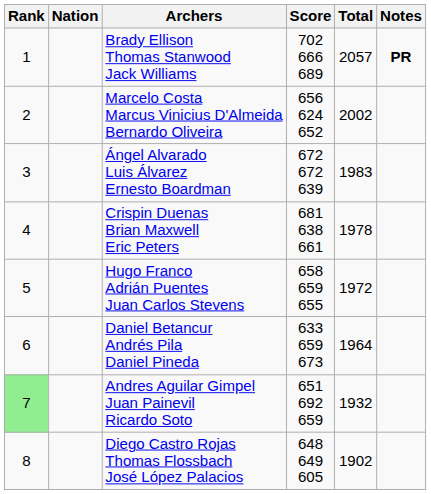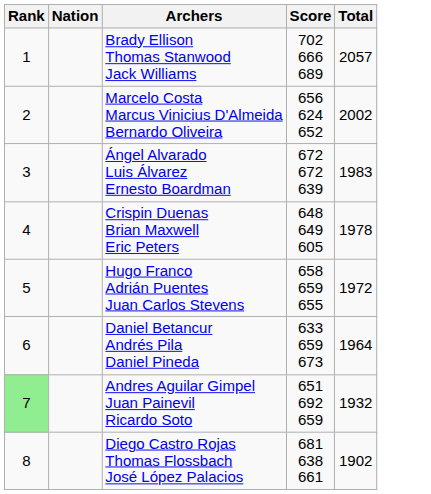- column: (401, 16)
(310, 230) 681 638 661 -> (310, 230) 648 649 605
(310, 461) 648 649 605 -> (310, 461) 681 638 661
